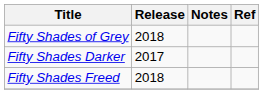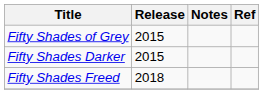(149, 36) 2018 -> (149, 36) 2015
(149, 57) 2017 -> (149, 57) 2015
